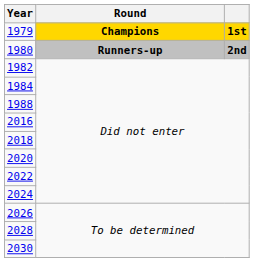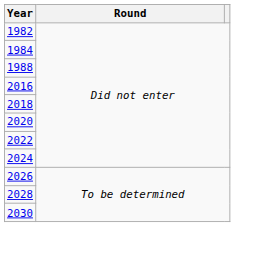- row: (20, 31)
- row: (20, 49)
